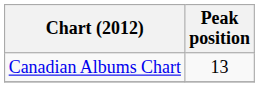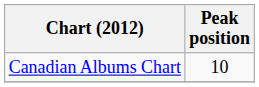(220, 67) 13 -> (220, 67) 10
